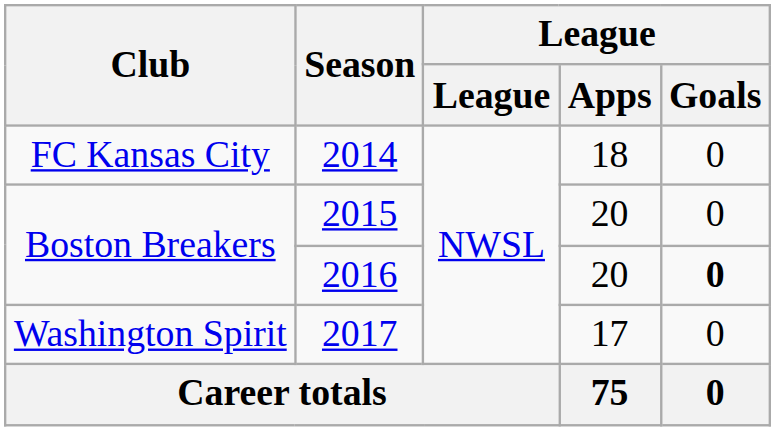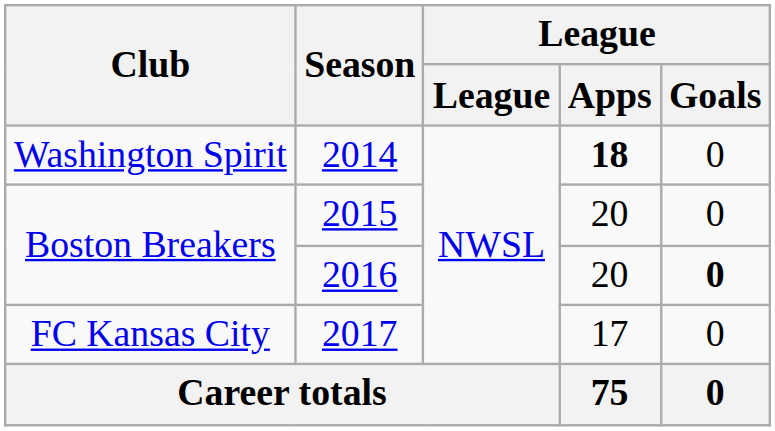(150, 154) FC Kansas City -> (150, 154) Washington Spirit
(610, 154) normal -> (610, 154) bold
(150, 333) Washington Spirit -> (150, 333) FC Kansas City
